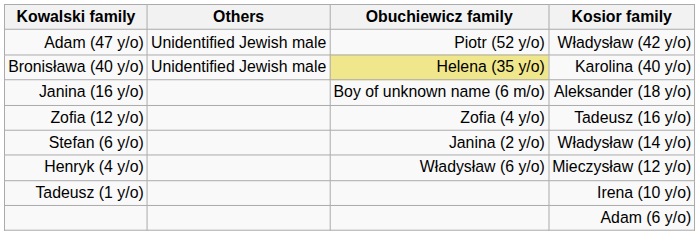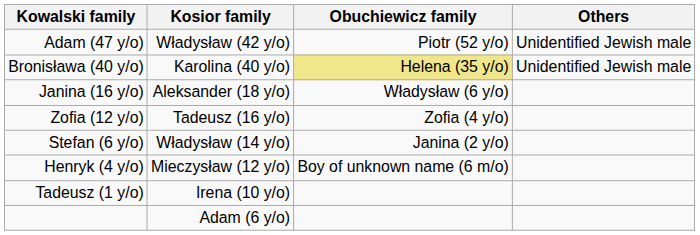columns swapped: (622, 17) <-> (239, 17)
(439, 92) Boy of unknown name (6 m/o) -> (446, 92) Władysław (6 y/o)
(482, 167) Władysław (6 y/o) -> (403, 167) Boy of unknown name (6 m/o)
